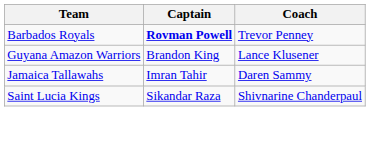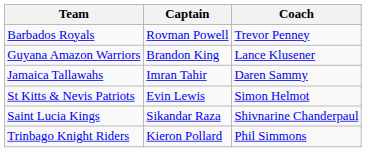(189, 34) bold -> (187, 34) normal
+ row: (71, 95)
+ row: (68, 136)
